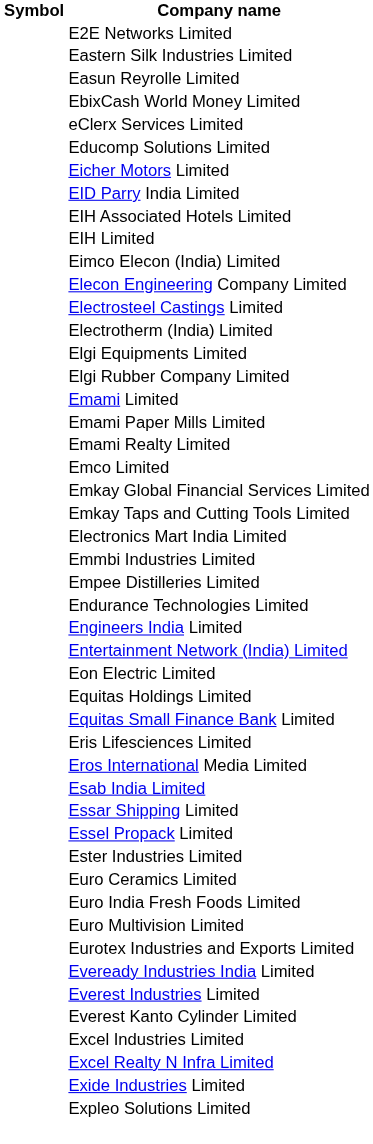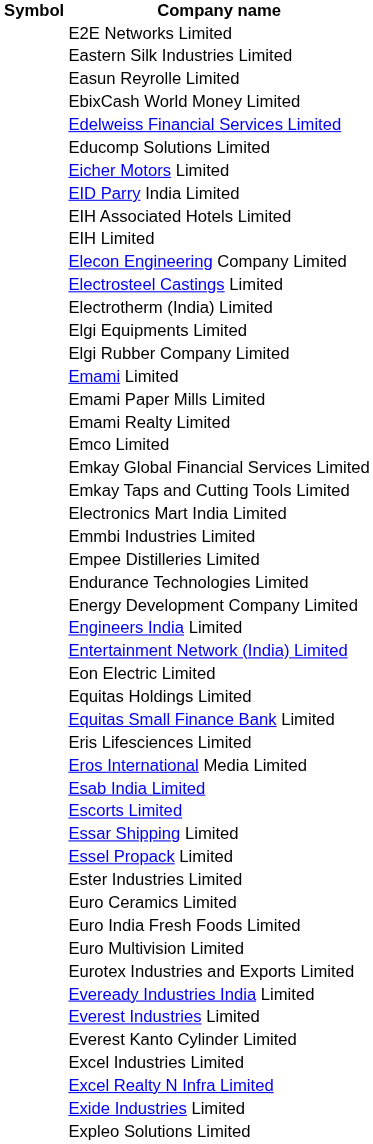- row: (156, 124)
+ row: (205, 124)
- row: (174, 262)
+ row: (213, 605)
+ row: (125, 811)
